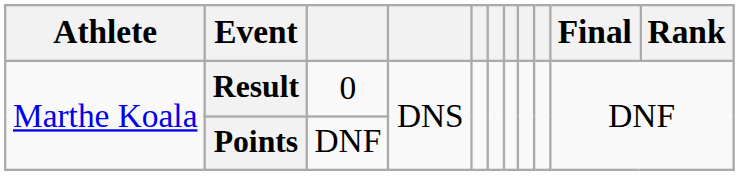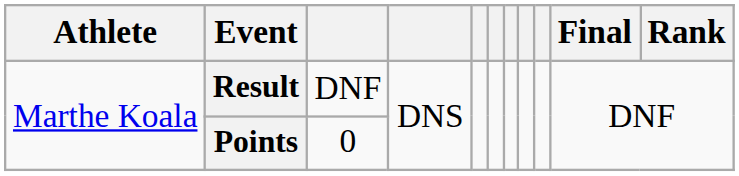(348, 87) 0 -> (348, 87) DNF
(348, 142) DNF -> (348, 142) 0
